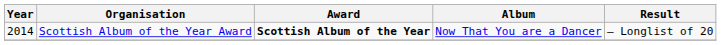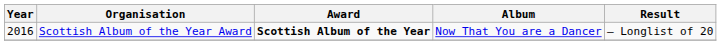(20, 31) 2014 -> (20, 31) 2016
